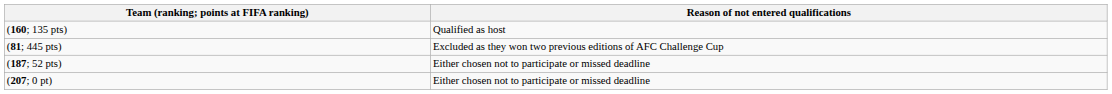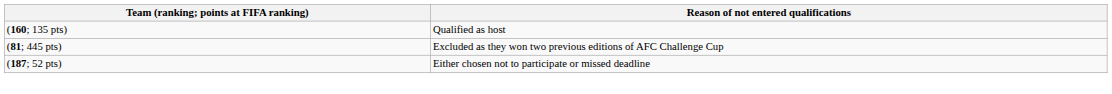- row: (29, 81)
